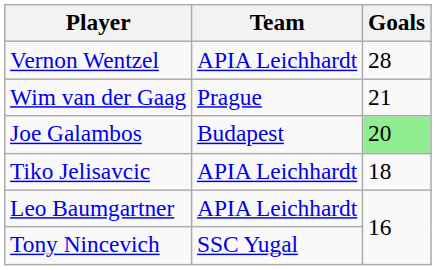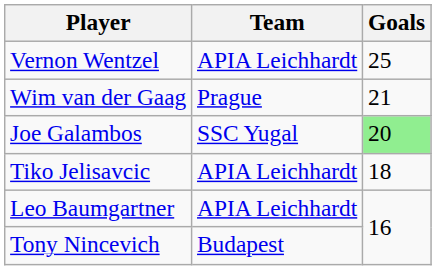(380, 60) 28 -> (380, 60) 25
(240, 134) Budapest -> (248, 134) SSC Yugal
(248, 245) SSC Yugal -> (240, 245) Budapest
